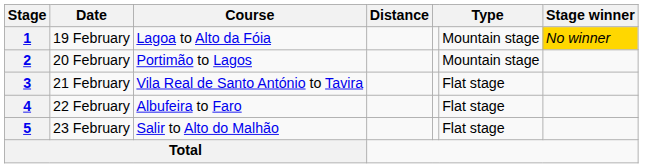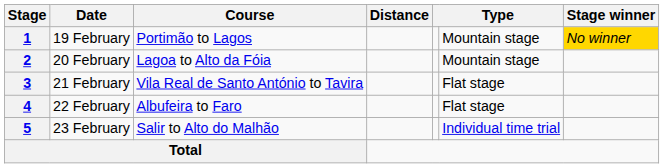(204, 38) Lagoa to Alto da Fóia -> (194, 38) Portimão to Lagos
(194, 60) Portimão to Lagos -> (204, 60) Lagoa to Alto da Fóia
(473, 128) Flat stage -> (501, 128) Individual time trial
